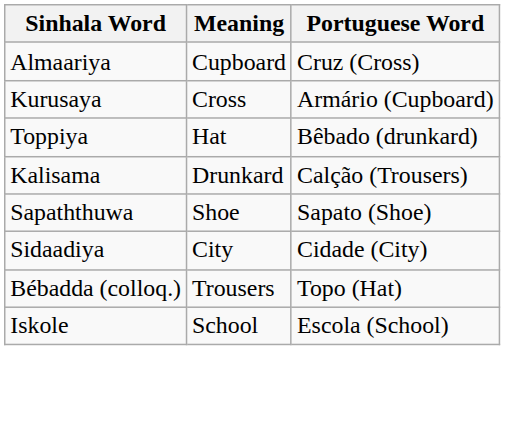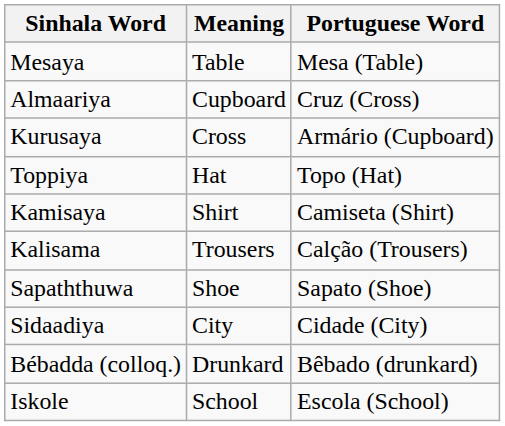+ row: (47, 61)
(387, 136) Bêbado (drunkard) -> (350, 174) Topo (Hat)
+ row: (58, 212)
(238, 174) Drunkard -> (233, 250) Trousers
(233, 288) Trousers -> (238, 363) Drunkard
(350, 288) Topo (Hat) -> (387, 363) Bêbado (drunkard)
